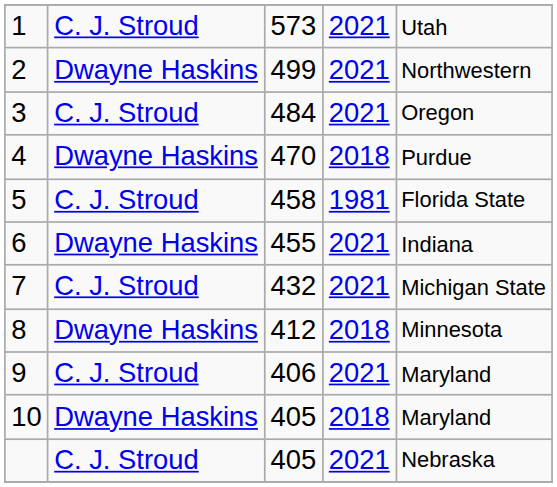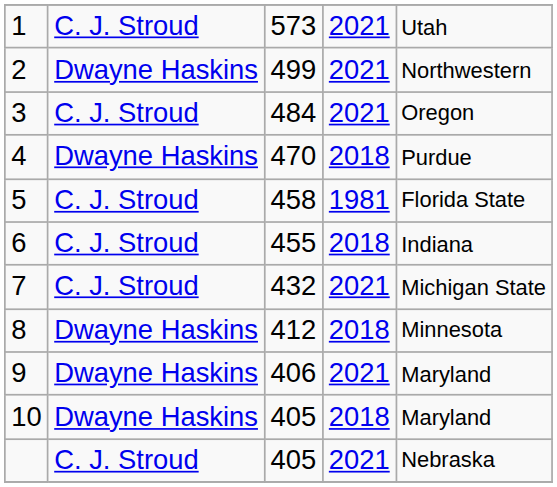(156, 243) Dwayne Haskins -> (126, 243) C. J. Stroud
(359, 243) 2021 -> (359, 243) 2018
(126, 373) C. J. Stroud -> (156, 373) Dwayne Haskins
